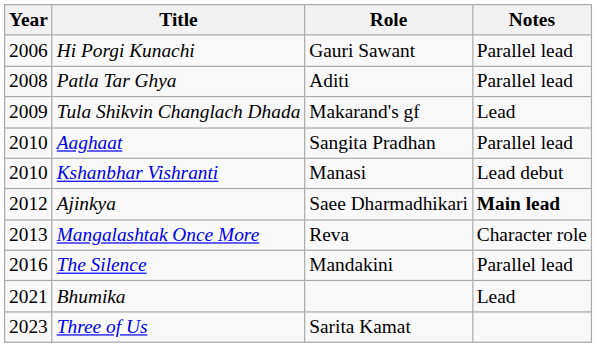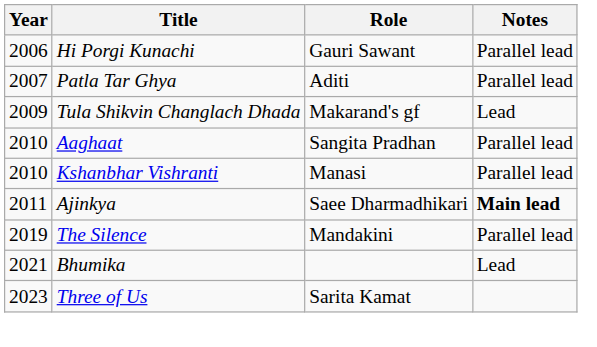(28, 81) 2008 -> (28, 81) 2007
(520, 173) Lead debut -> (525, 173) Parallel lead
(28, 204) 2012 -> (28, 204) 2011
- row: (158, 234)
(28, 265) 2016 -> (28, 234) 2019
